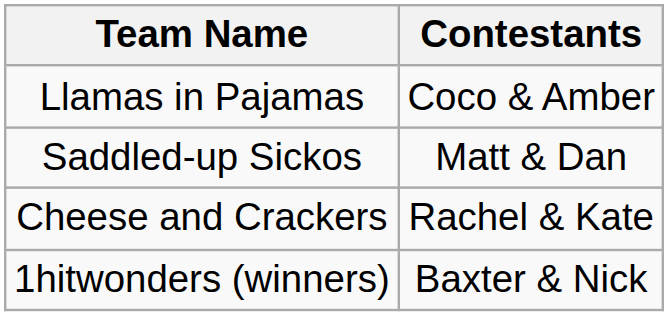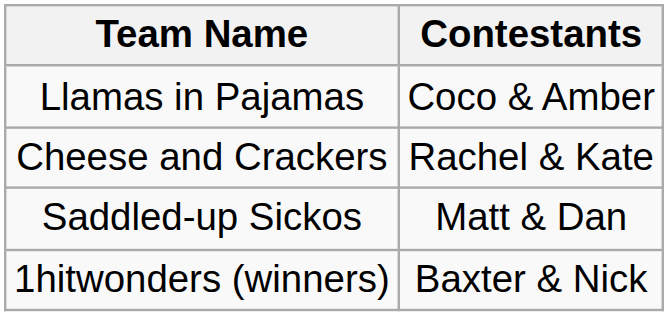rows swapped: (202, 217) <-> (202, 156)
